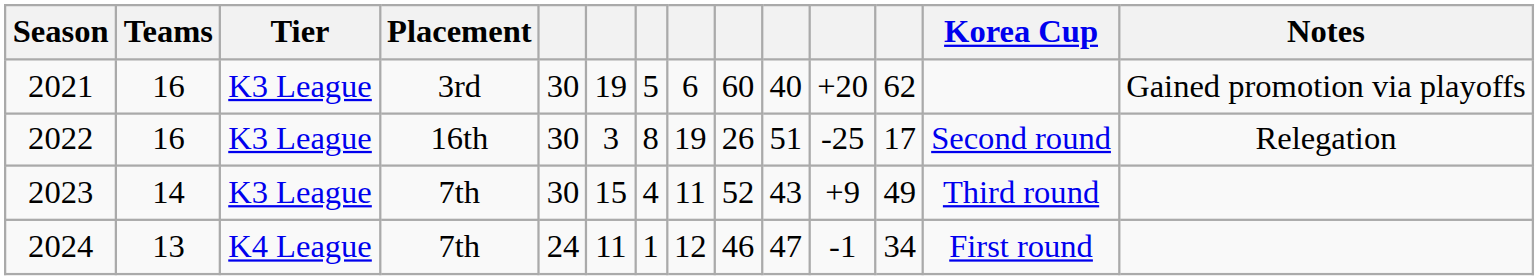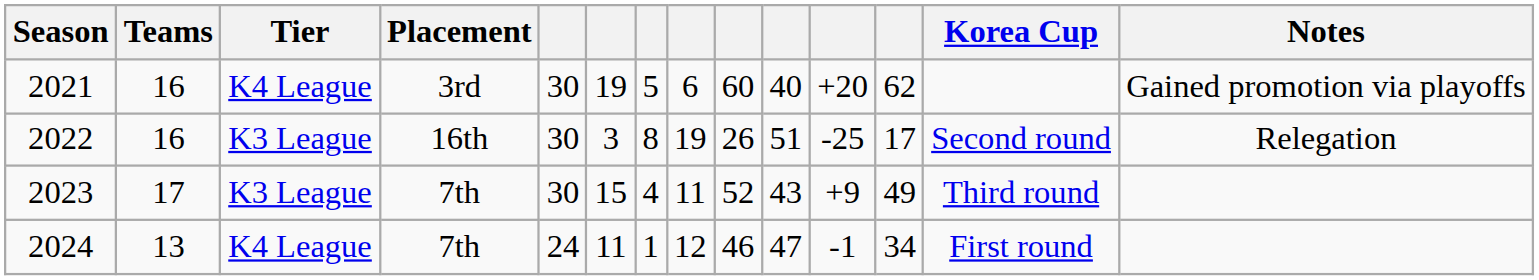(300, 85) K3 League -> (300, 85) K4 League
(168, 192) 14 -> (168, 192) 17
